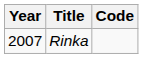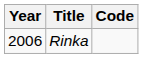(25, 41) 2007 -> (25, 41) 2006
